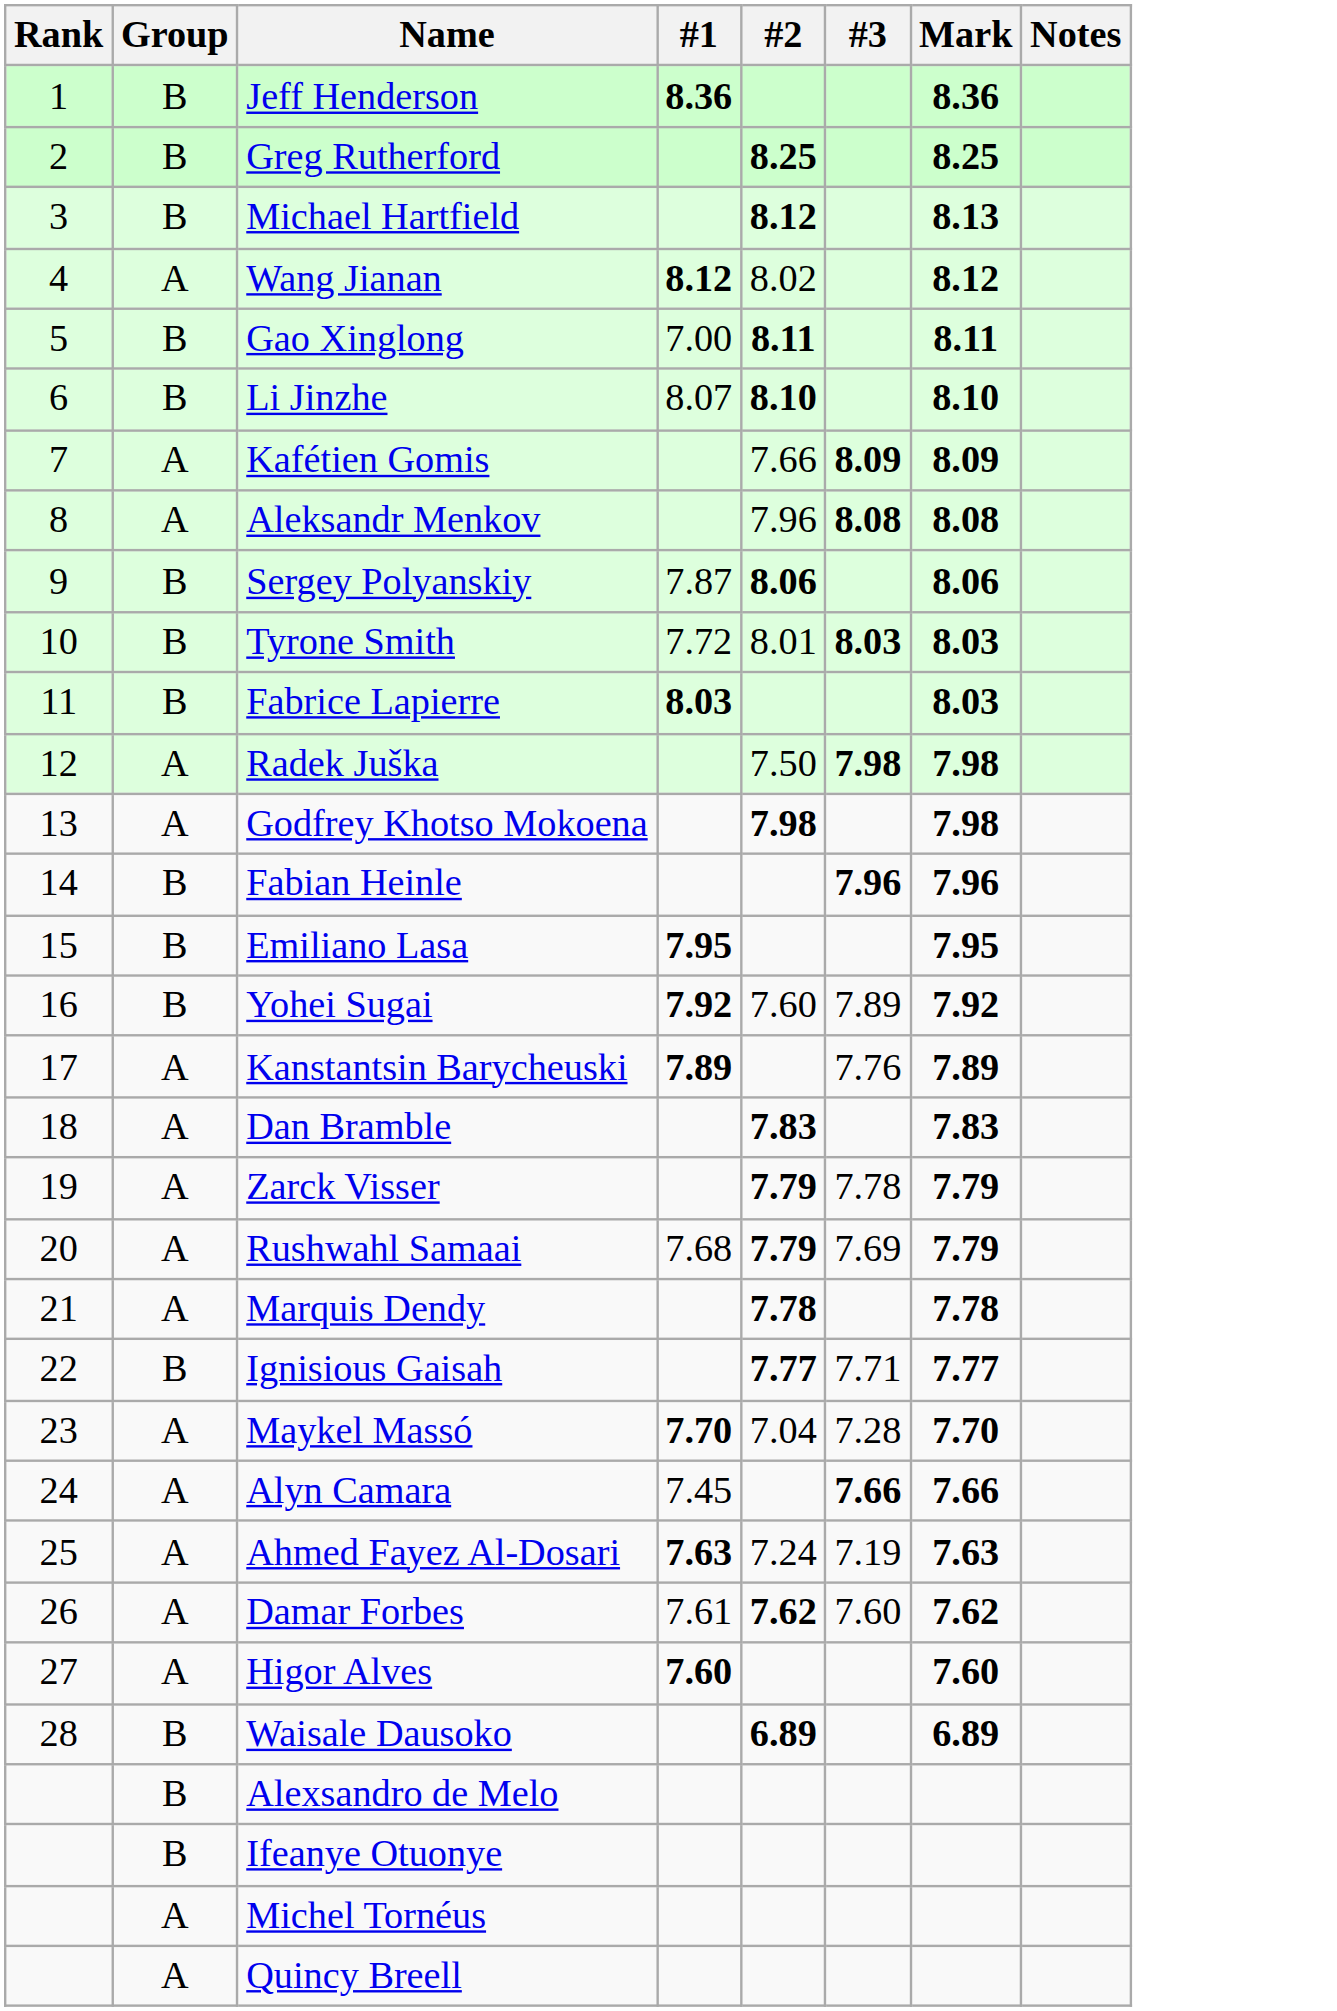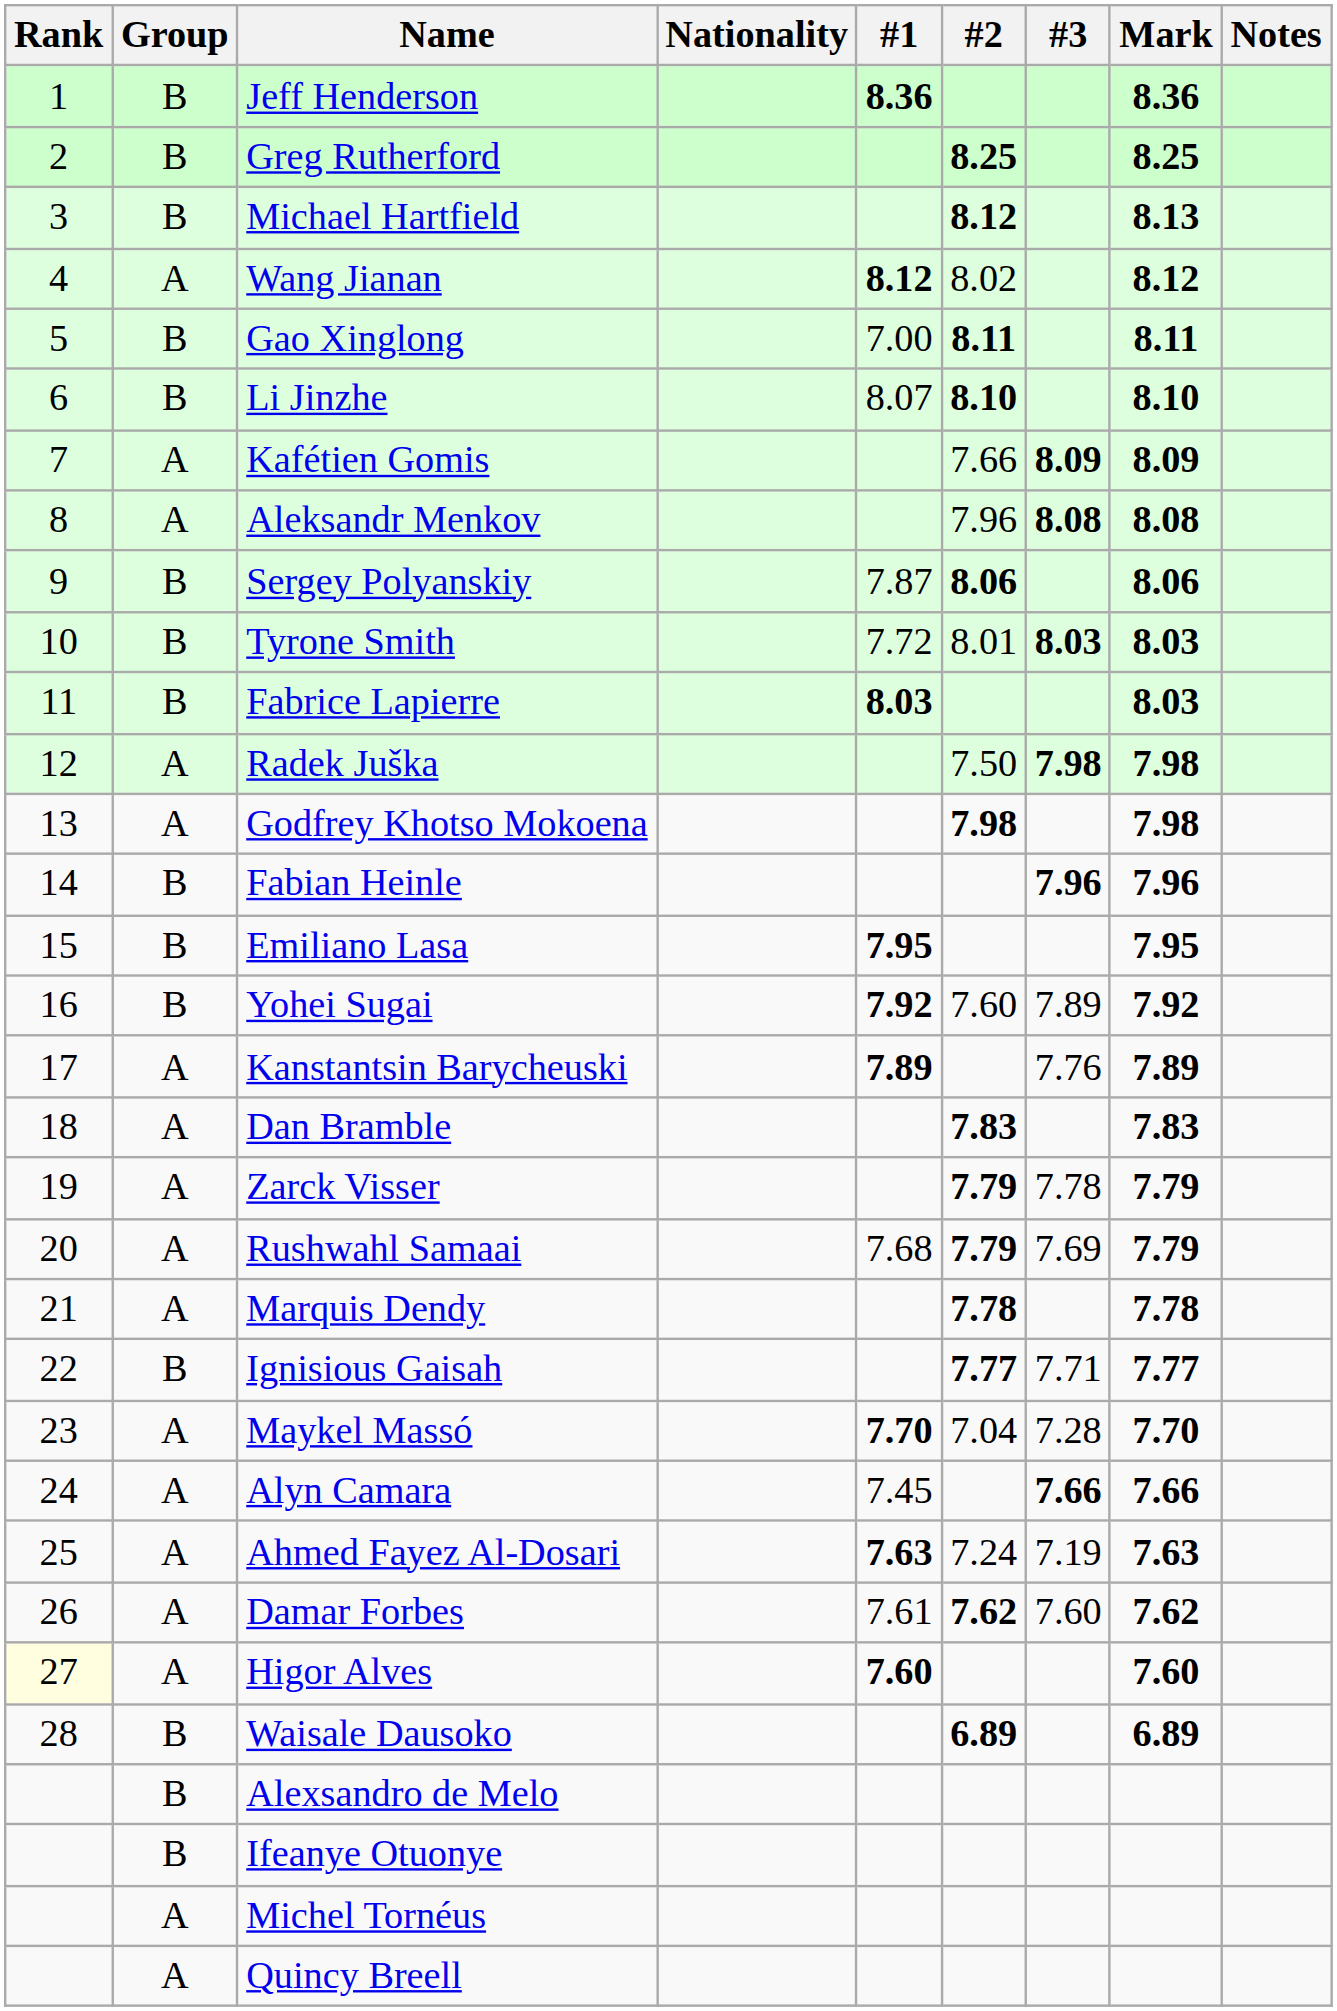+ column: (757, 34)
(59, 1672) no background -> (59, 1672) lightyellow background
